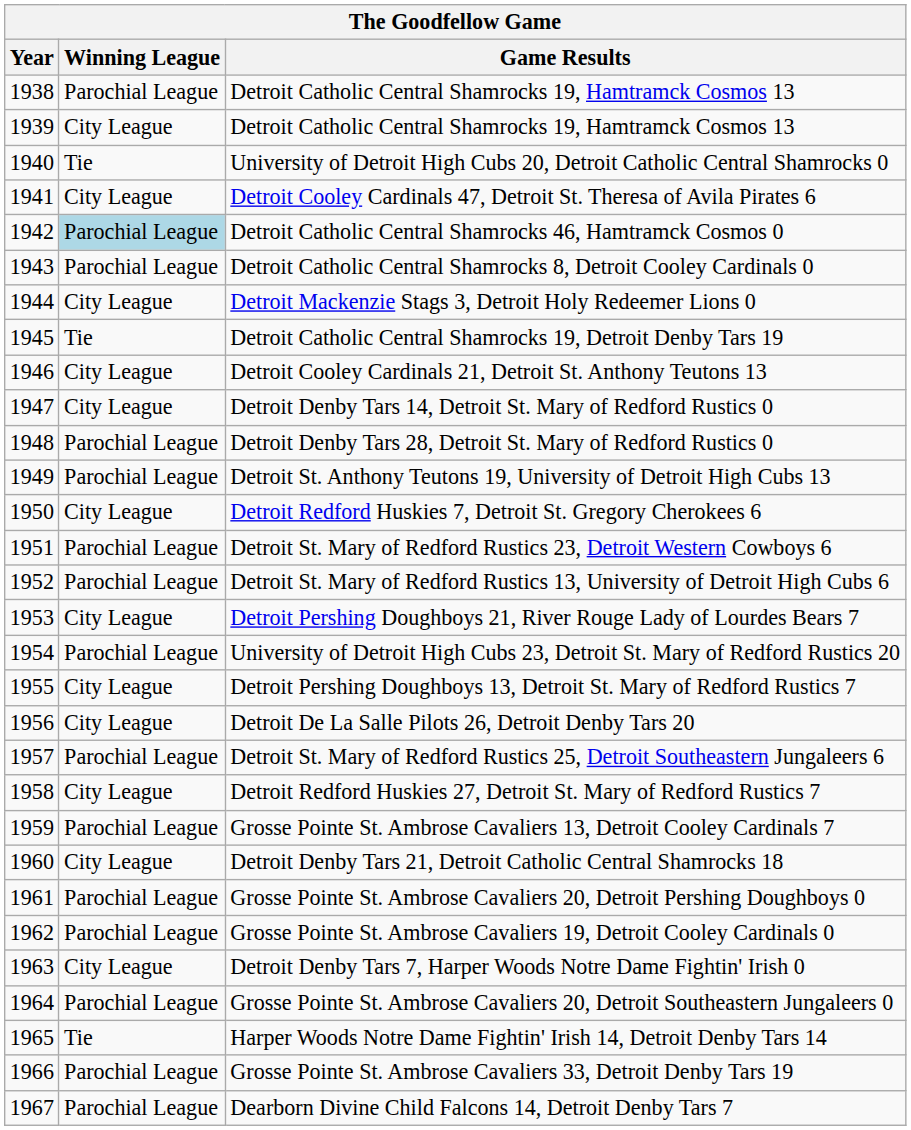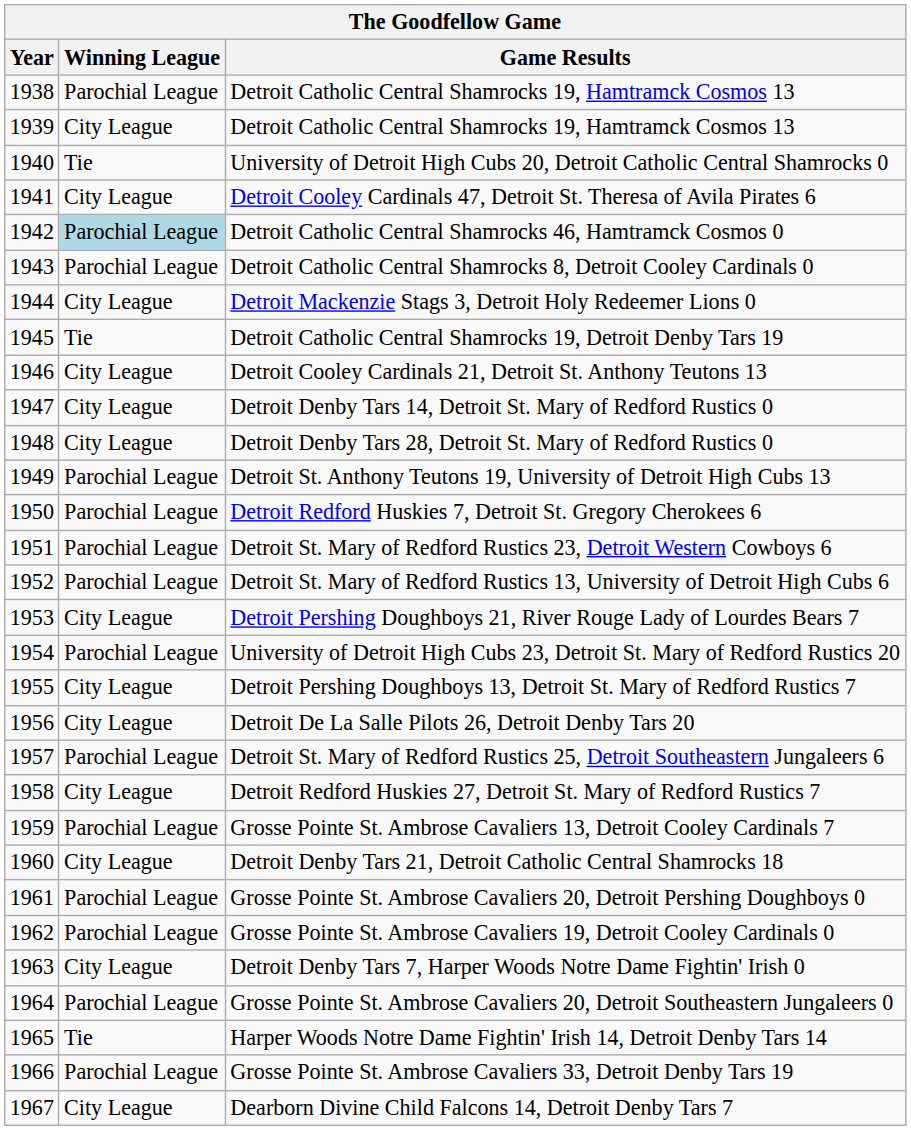(141, 442) Parochial League -> (118, 442) City League
(118, 512) City League -> (141, 512) Parochial League
(141, 1107) Parochial League -> (118, 1107) City League
